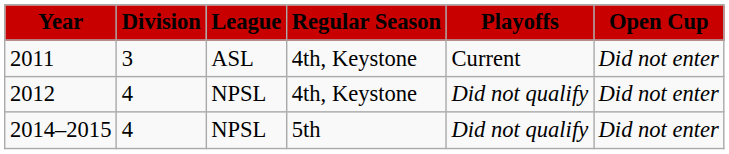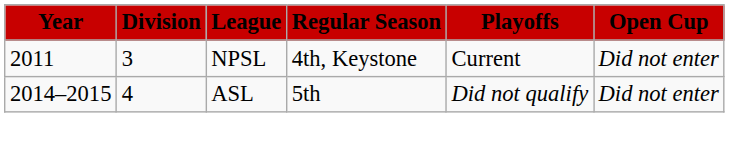(233, 58) ASL -> (239, 58) NPSL
- row: (32, 93)
(239, 129) NPSL -> (233, 93) ASL
